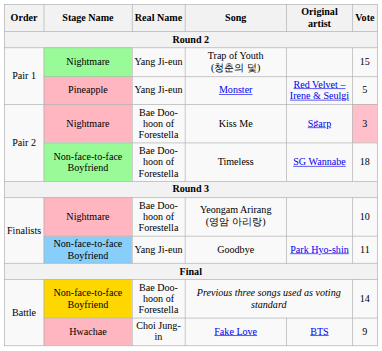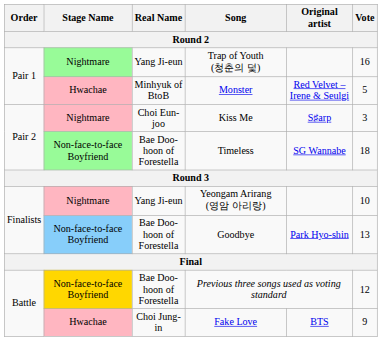(365, 62) 15 -> (365, 62) 16
(88, 90) Pineapple -> (88, 90) Hwachae
(158, 90) Yang Ji-eun -> (158, 90) Minhyuk of BtoB
(158, 123) Bae Doo-hoon of Forestella -> (158, 118) Choi Eun-joo
(365, 123) pink background -> (365, 118) no background
(158, 217) Bae Doo-hoon of Forestella -> (158, 200) Yang Ji-eun
(158, 250) Yang Ji-eun -> (158, 234) Bae Doo-hoon of Forestella
(365, 250) 11 -> (365, 234) 13
(365, 298) 14 -> (365, 289) 12
